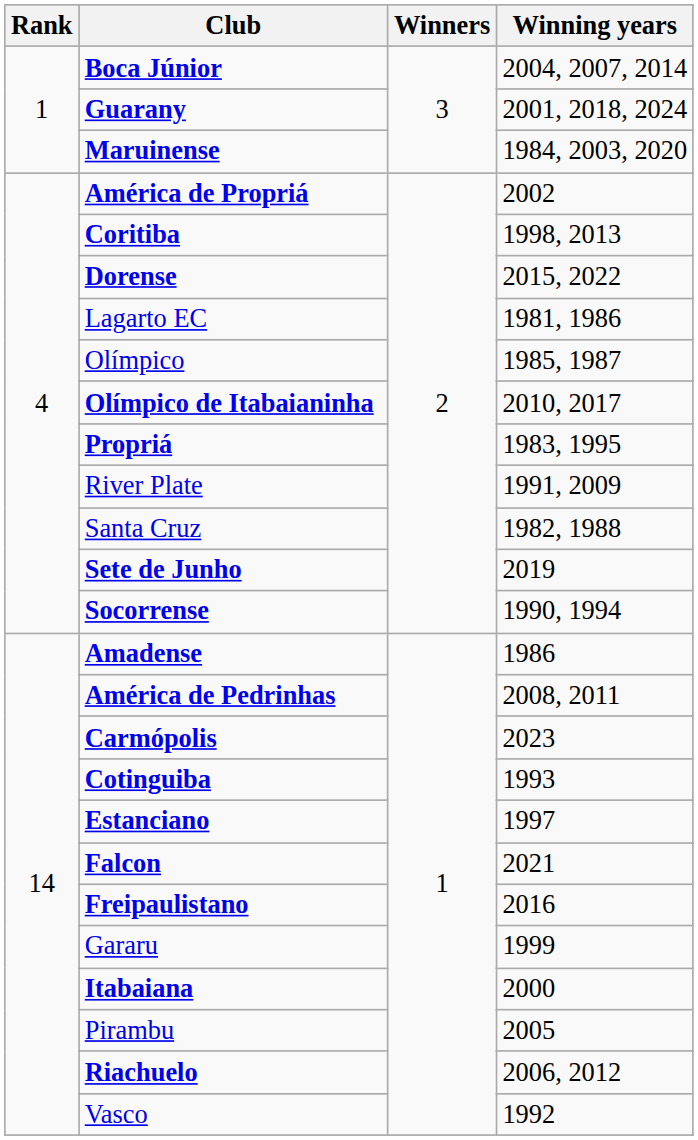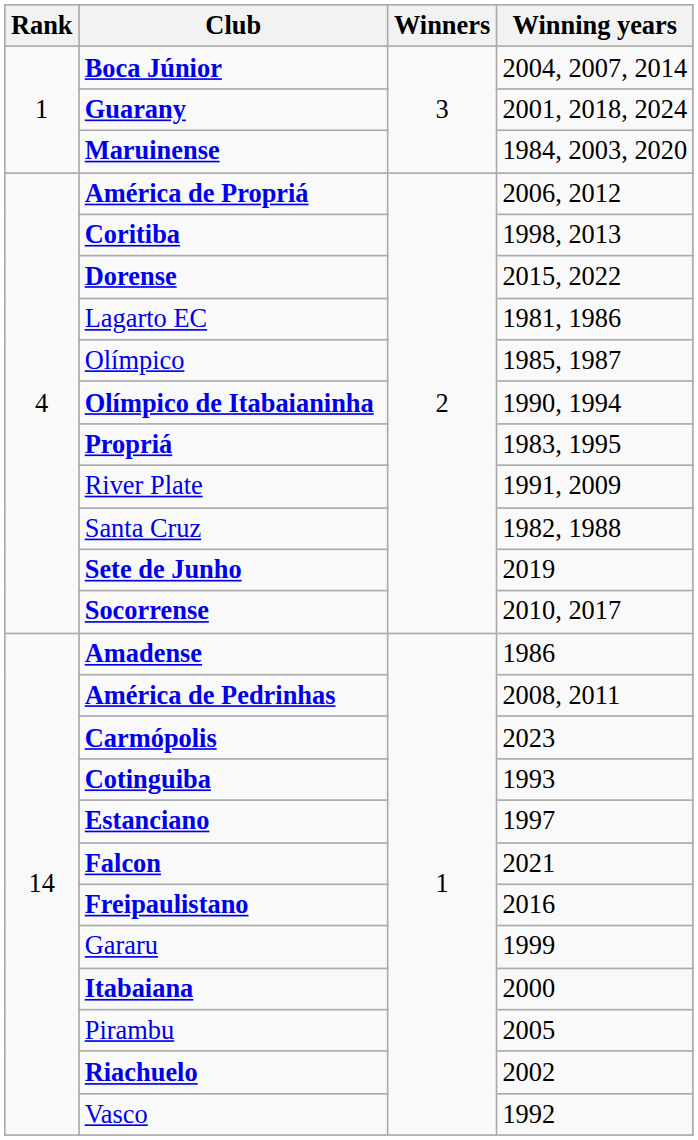(529, 192) 2002 -> (562, 192) 2006, 2012
(562, 402) 2010, 2017 -> (562, 402) 1990, 1994
(562, 611) 1990, 1994 -> (562, 611) 2010, 2017
(562, 1072) 2006, 2012 -> (529, 1072) 2002
